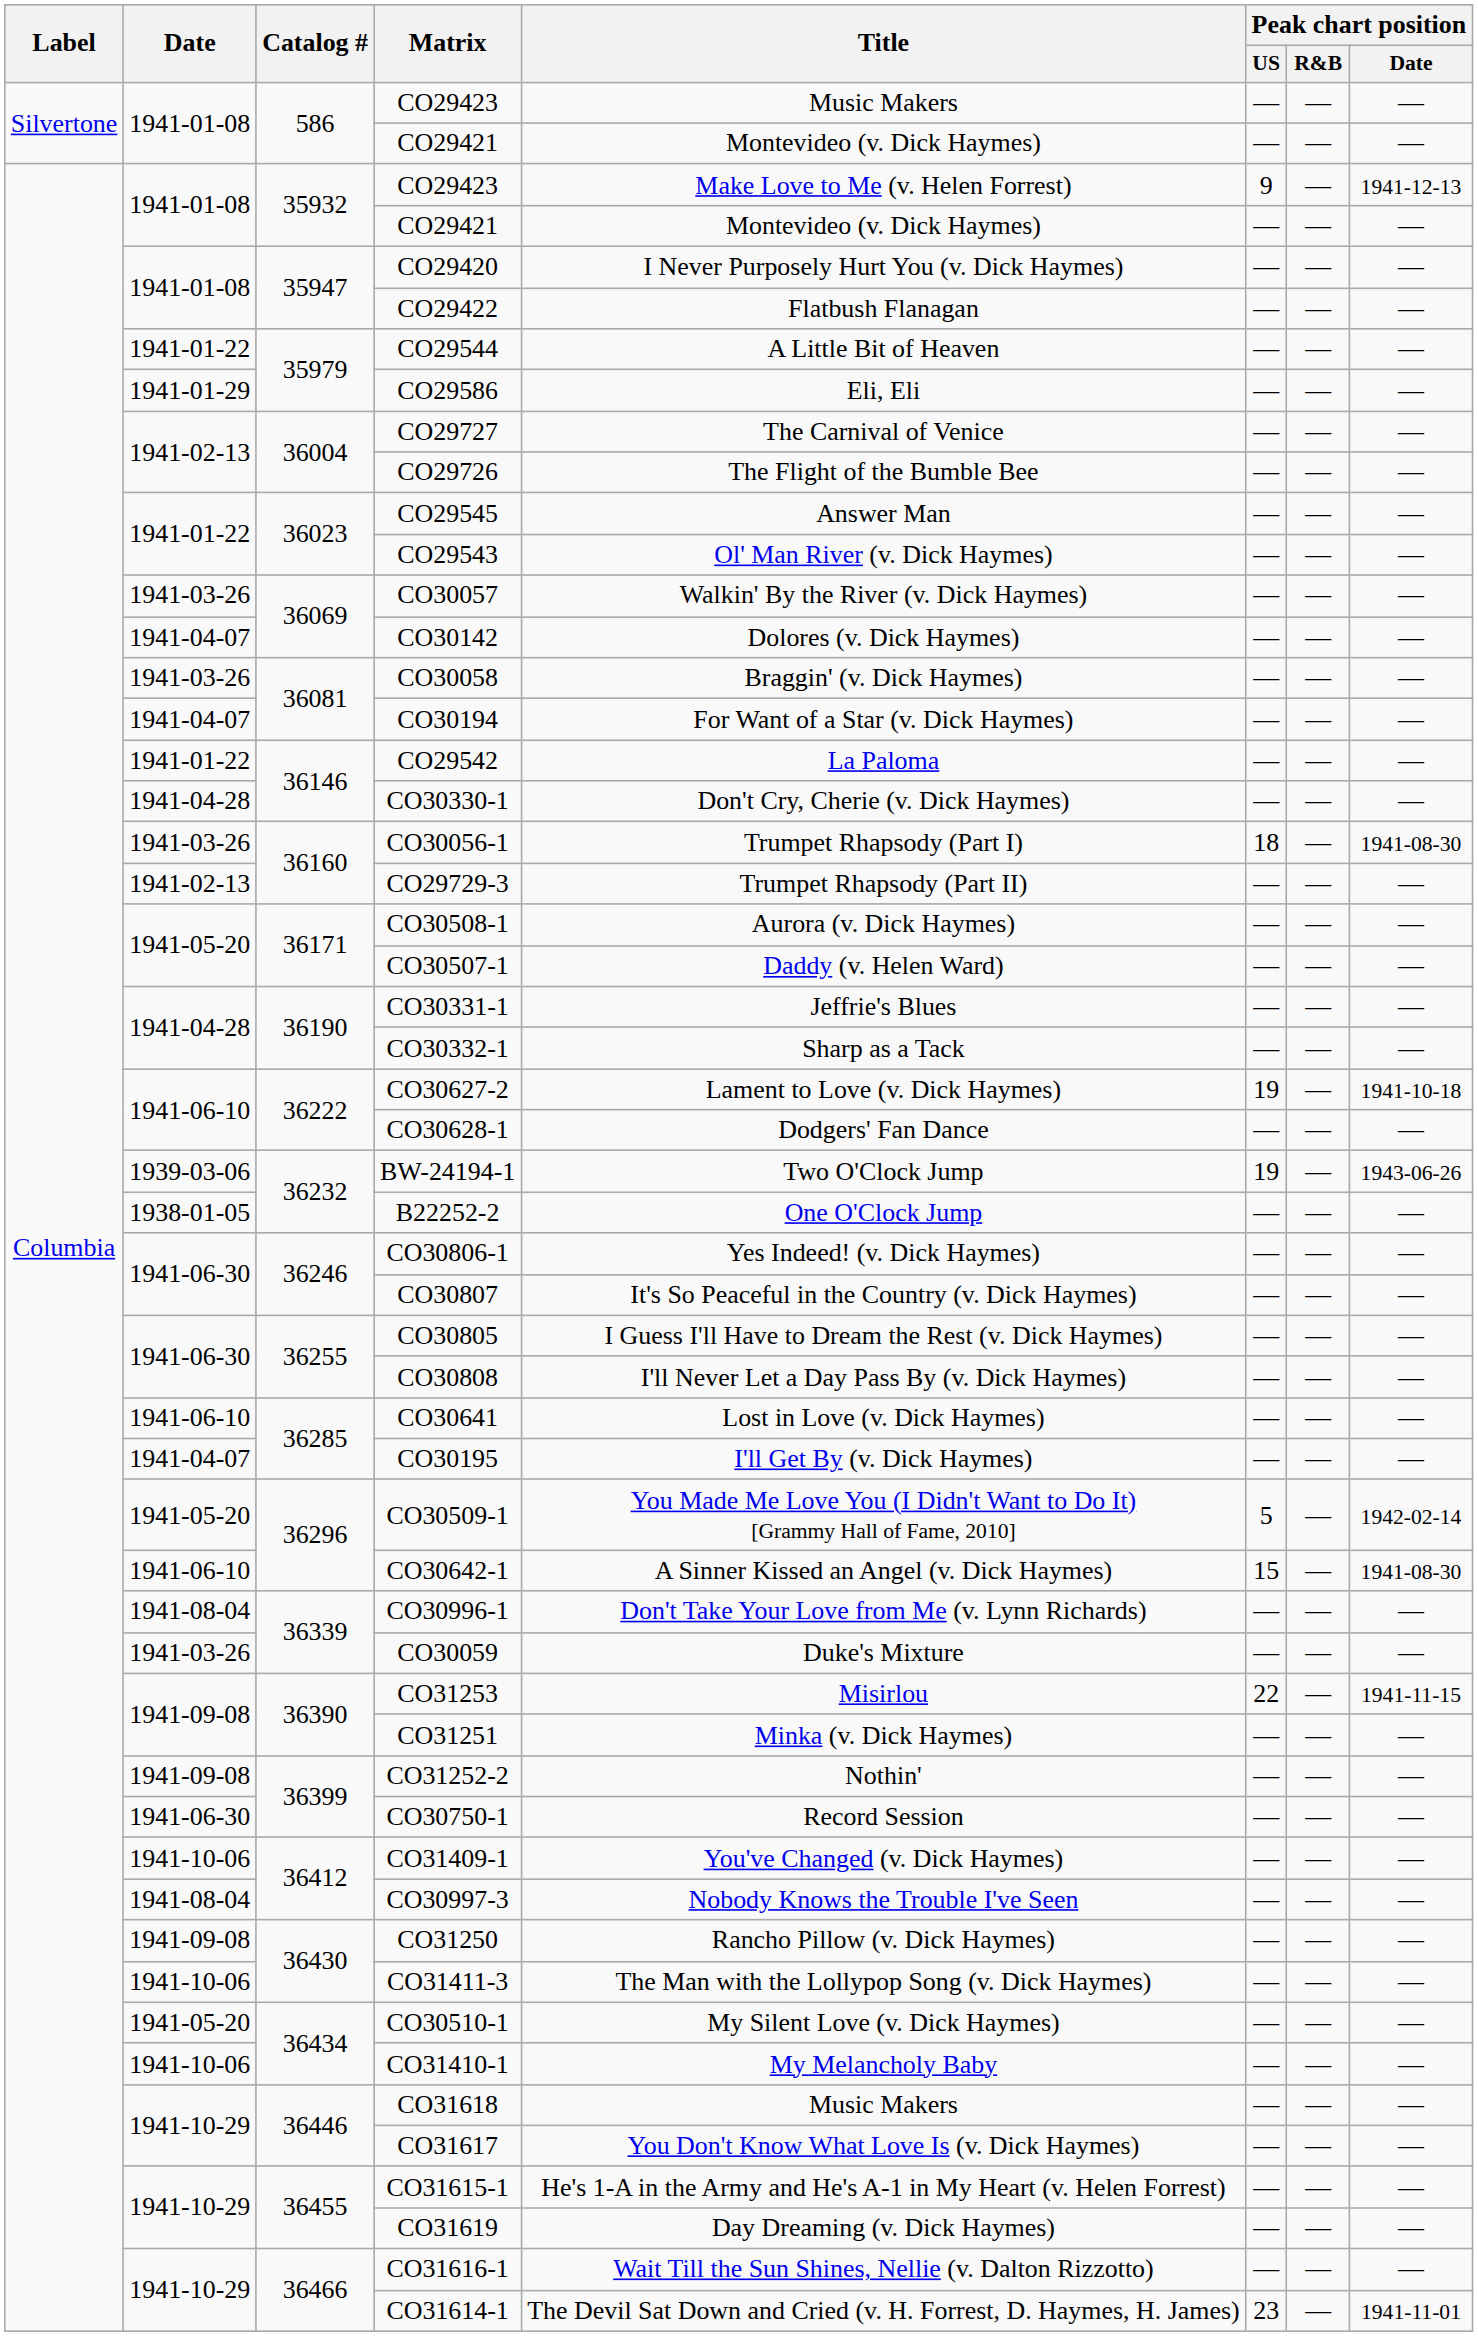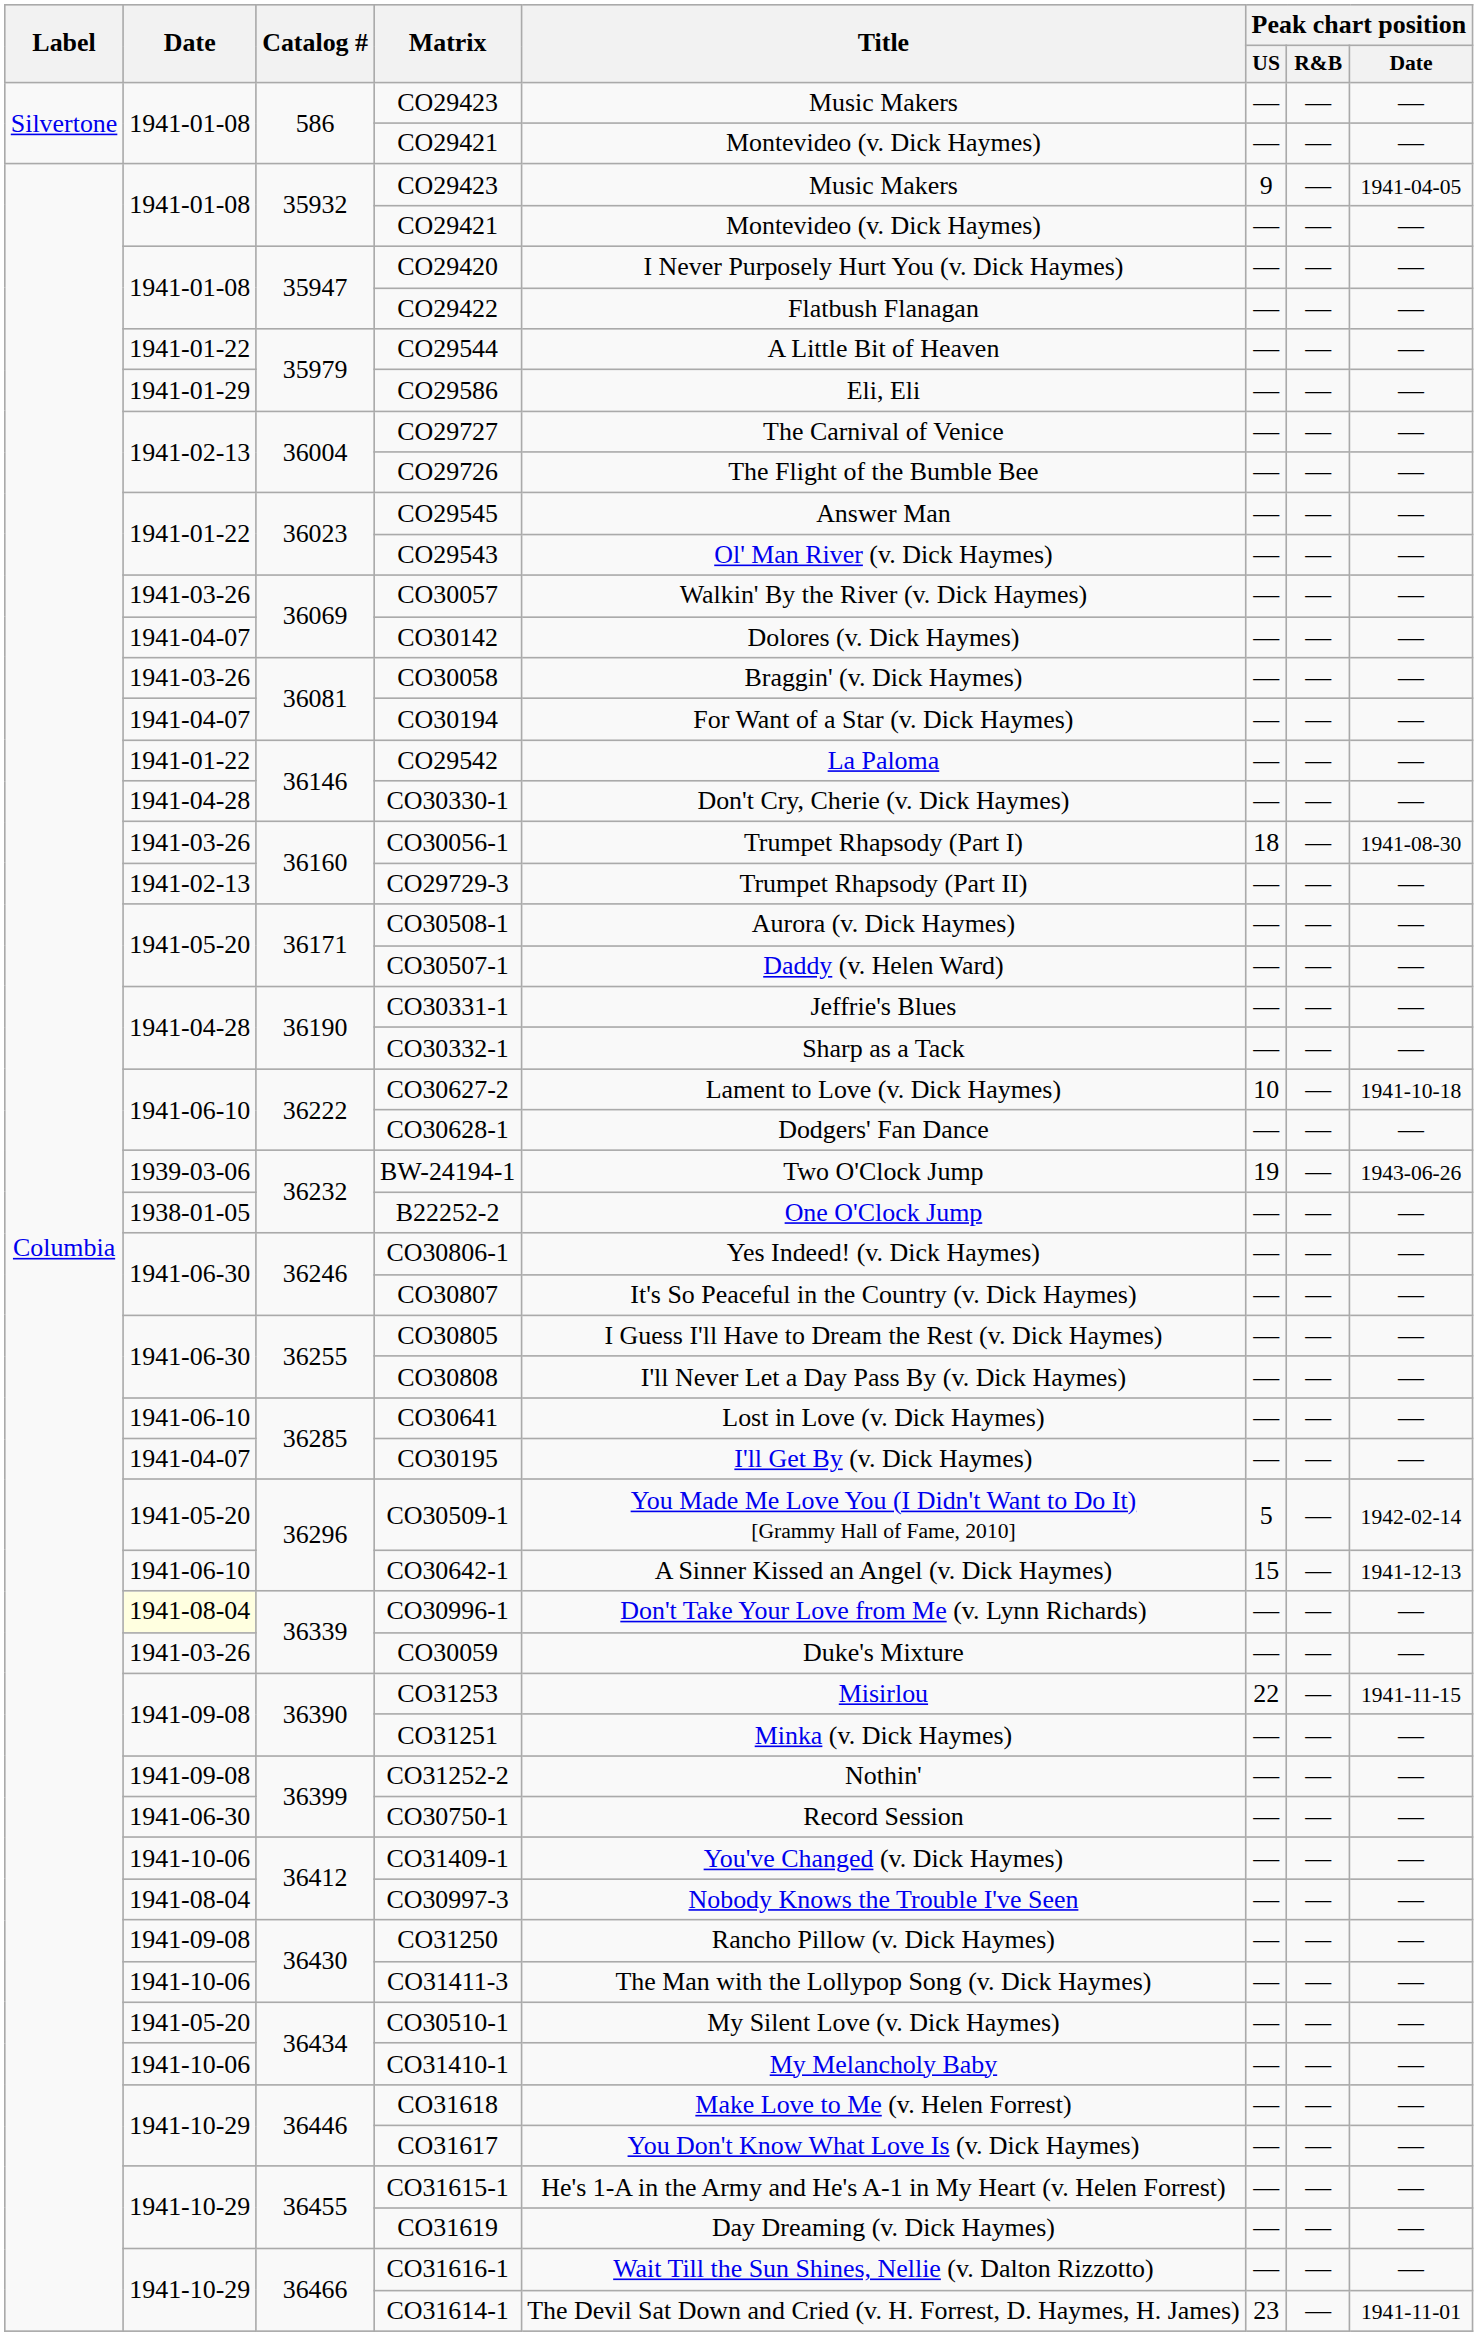(883, 184) Make Love to Me (v. Helen Forrest) -> (883, 184) Music Makers
(1411, 186) 1941-12-13 -> (1411, 186) 1941-04-05
(1266, 1088) 19 -> (1266, 1088) 10
(1411, 1571) 1941-08-30 -> (1411, 1571) 1941-12-13
(190, 1611) no background -> (190, 1611) lightyellow background
(883, 2104) Music Makers -> (883, 2104) Make Love to Me (v. Helen Forrest)
